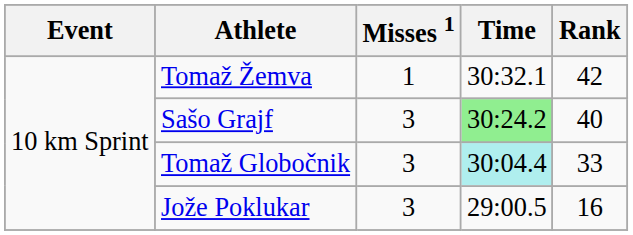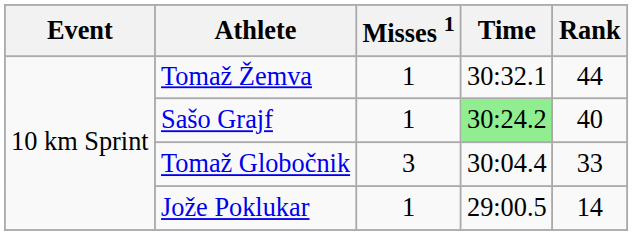(590, 77) 42 -> (590, 77) 44
(409, 120) 3 -> (409, 120) 1
(507, 163) paleturquoise background -> (507, 163) no background
(409, 207) 3 -> (409, 207) 1
(590, 207) 16 -> (590, 207) 14
